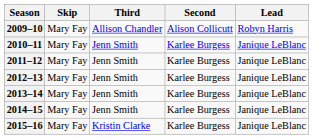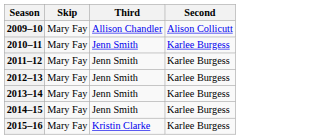- column: (272, 12)
